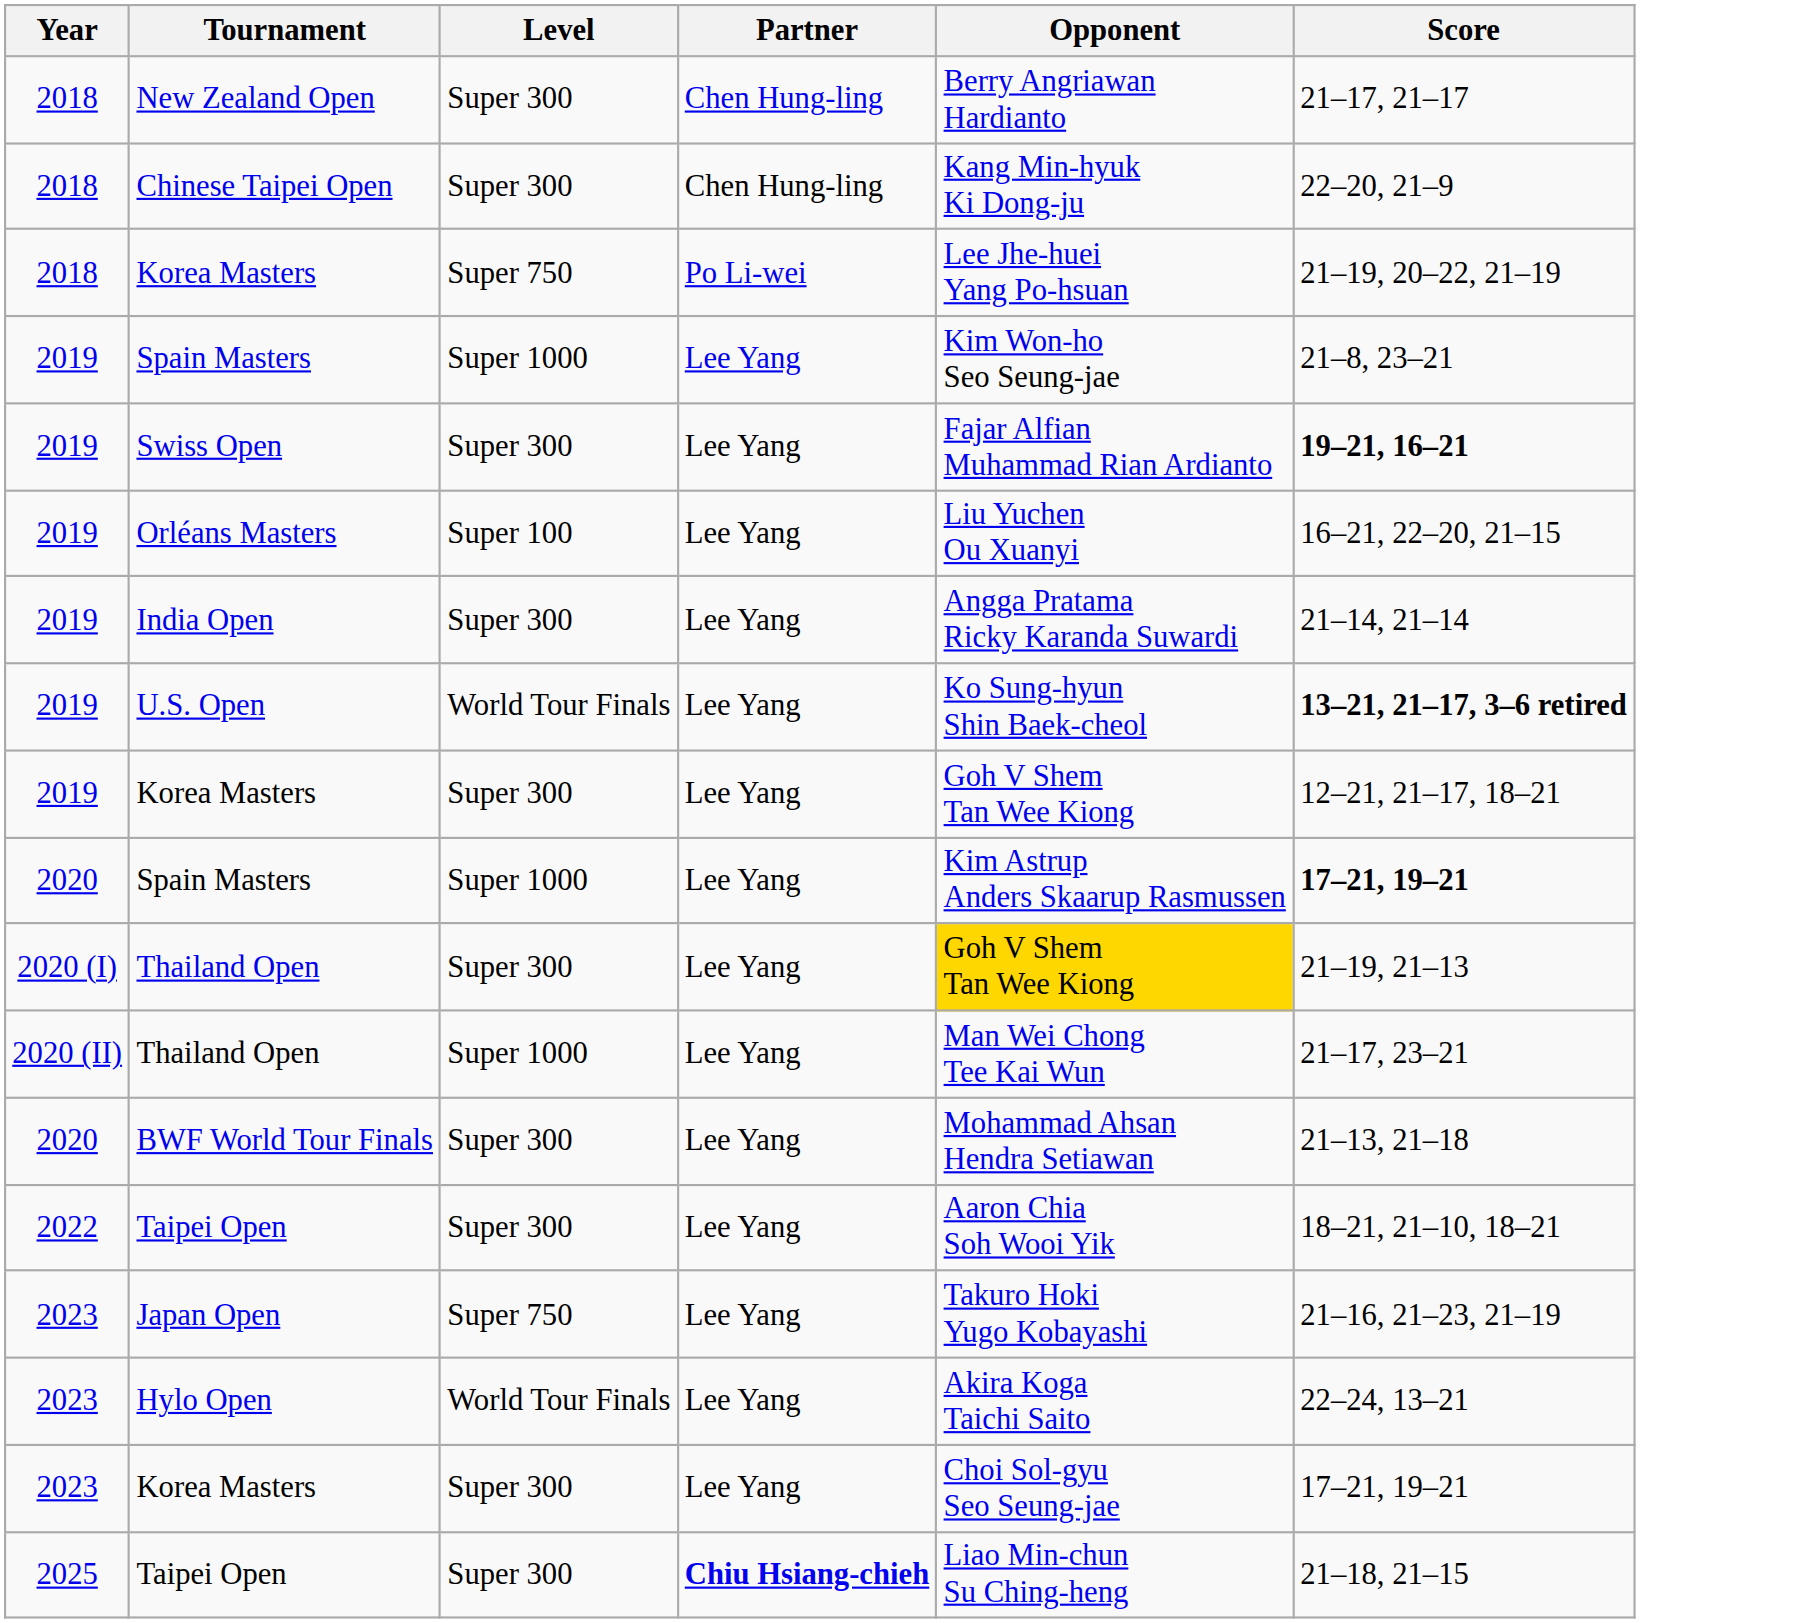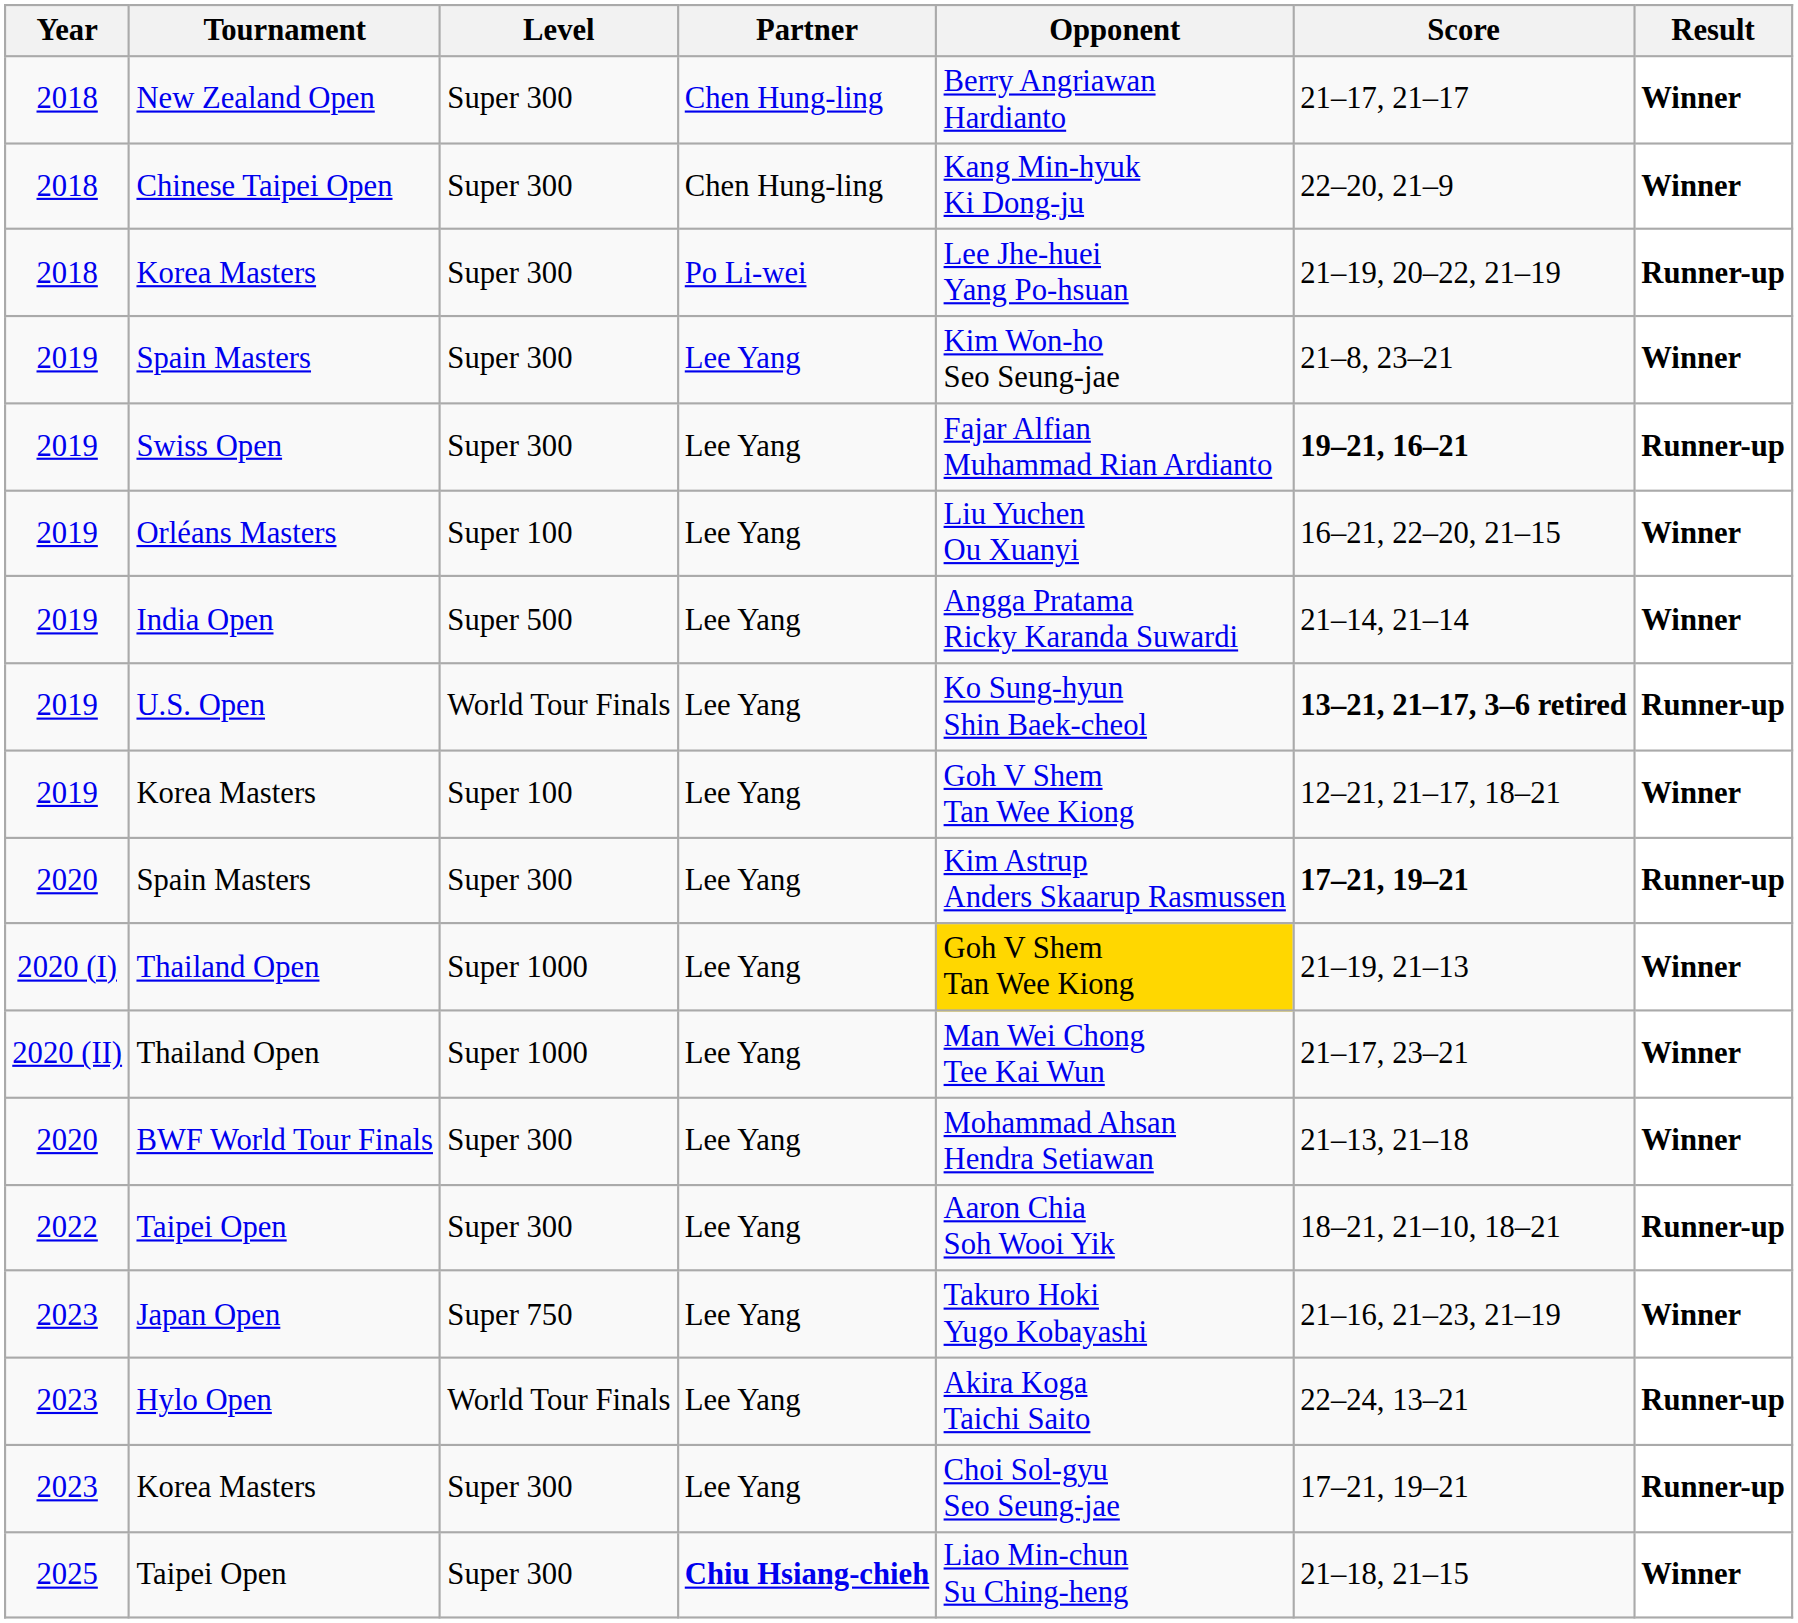+ column: (1713, 30)
(510, 272) Super 750 -> (510, 272) Super 300
(518, 359) Super 1000 -> (510, 359) Super 300
(510, 619) Super 300 -> (510, 619) Super 500
(510, 793) Super 300 -> (510, 793) Super 100
(518, 880) Super 1000 -> (510, 880) Super 300
(510, 966) Super 300 -> (518, 966) Super 1000
